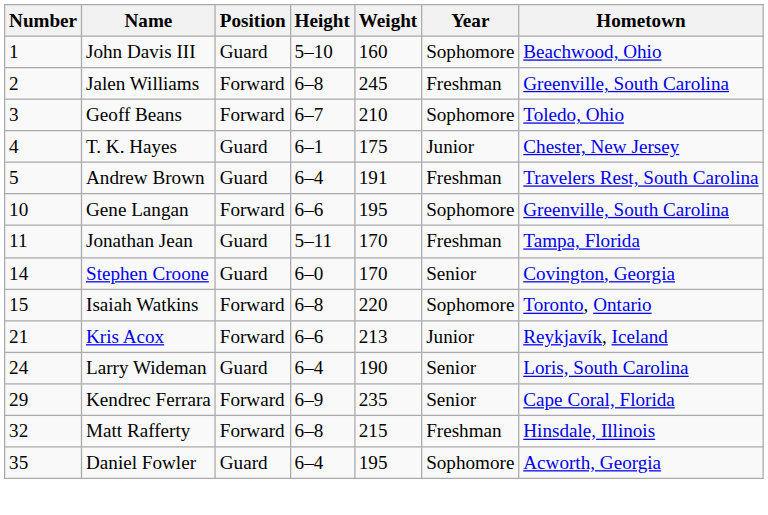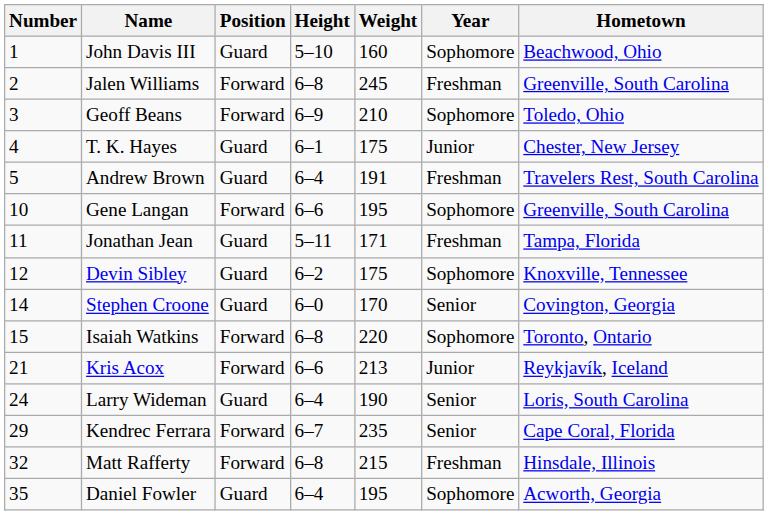(309, 115) 6–7 -> (309, 115) 6–9
(373, 241) 170 -> (373, 241) 171
+ row: (136, 273)
(309, 399) 6–9 -> (309, 431) 6–7
